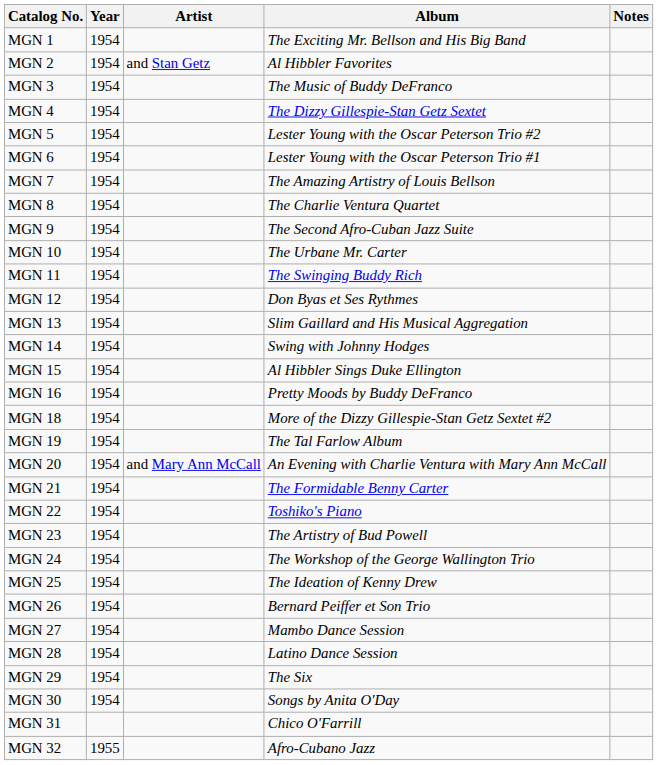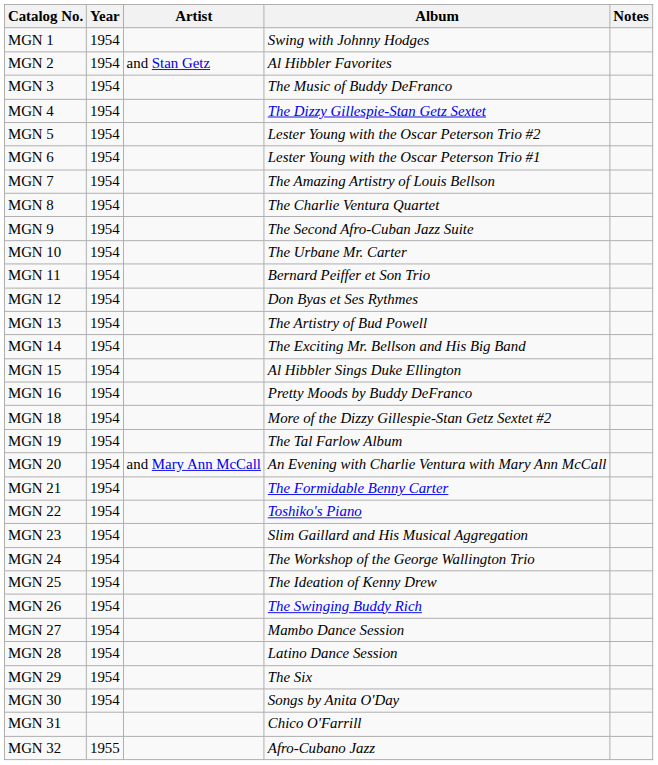(397, 39) The Exciting Mr. Bellson and His Big Band -> (349, 39) Swing with Johnny Hodges
(345, 275) The Swinging Buddy Rich -> (349, 275) Bernard Peiffer et Son Trio
(398, 323) Slim Gaillard and His Musical Aggregation -> (347, 323) The Artistry of Bud Powell
(349, 346) Swing with Johnny Hodges -> (397, 346) The Exciting Mr. Bellson and His Big Band
(347, 535) The Artistry of Bud Powell -> (398, 535) Slim Gaillard and His Musical Aggregation
(349, 606) Bernard Peiffer et Son Trio -> (345, 606) The Swinging Buddy Rich
